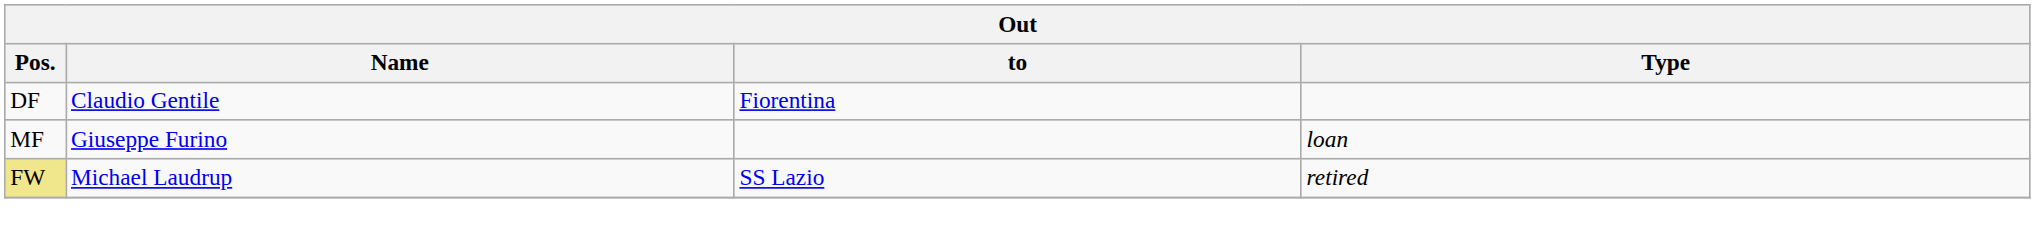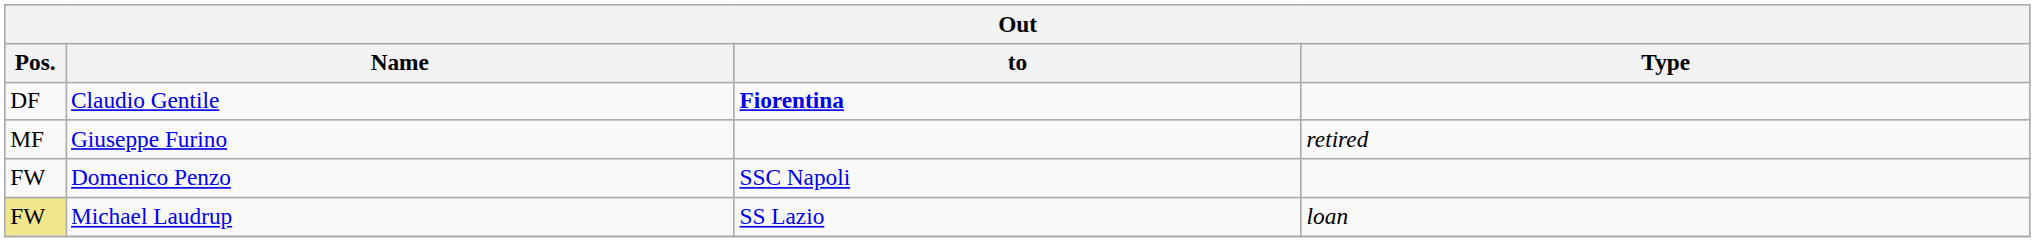(787, 101) normal -> (792, 101) bold
(1327, 139) loan -> (1337, 139) retired
+ row: (151, 178)
(1337, 178) retired -> (1327, 216) loan
